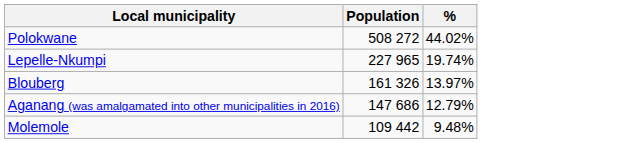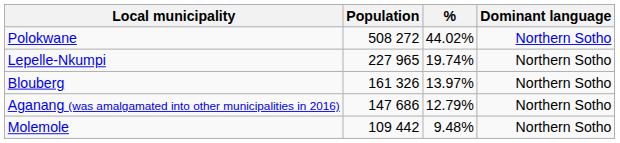+ column: (546, 16)
